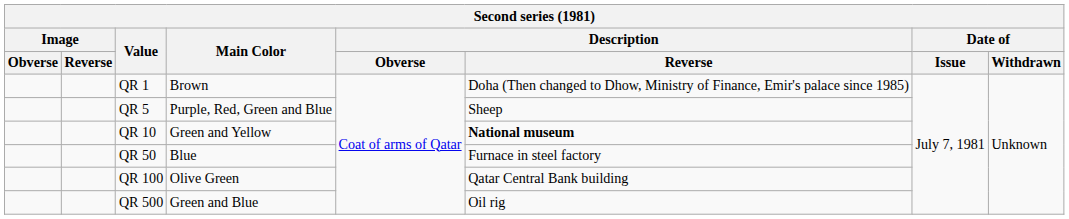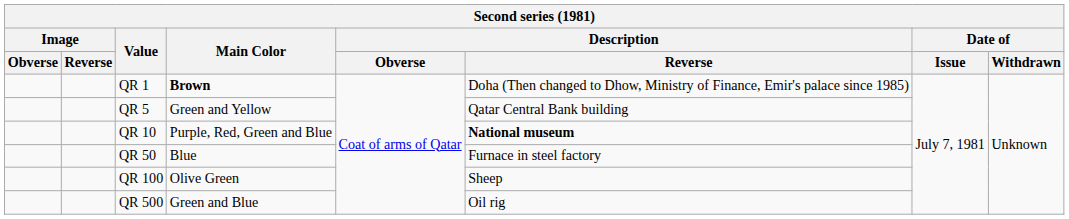(189, 86) normal -> (190, 86) bold
(251, 109) Purple, Red, Green and Blue -> (221, 109) Green and Yellow
(485, 109) Sheep -> (548, 109) Qatar Central Bank building
(221, 132) Green and Yellow -> (251, 132) Purple, Red, Green and Blue
(548, 179) Qatar Central Bank building -> (485, 179) Sheep
